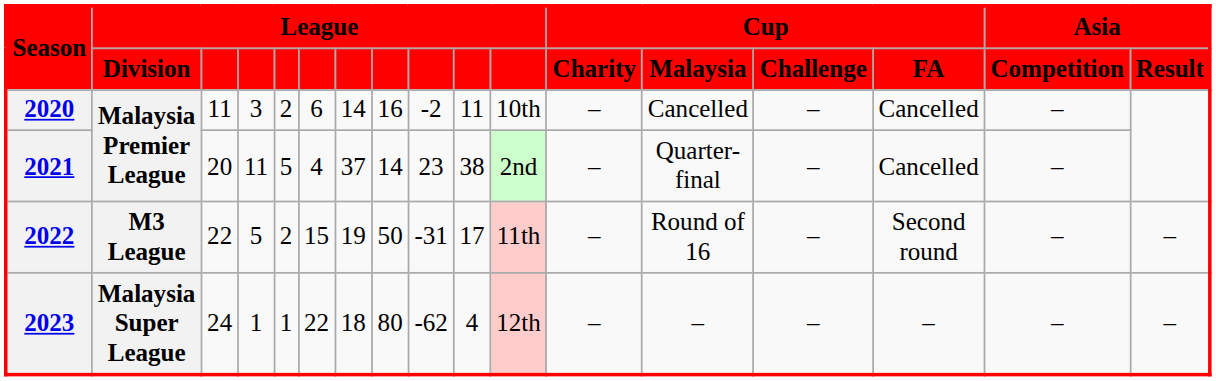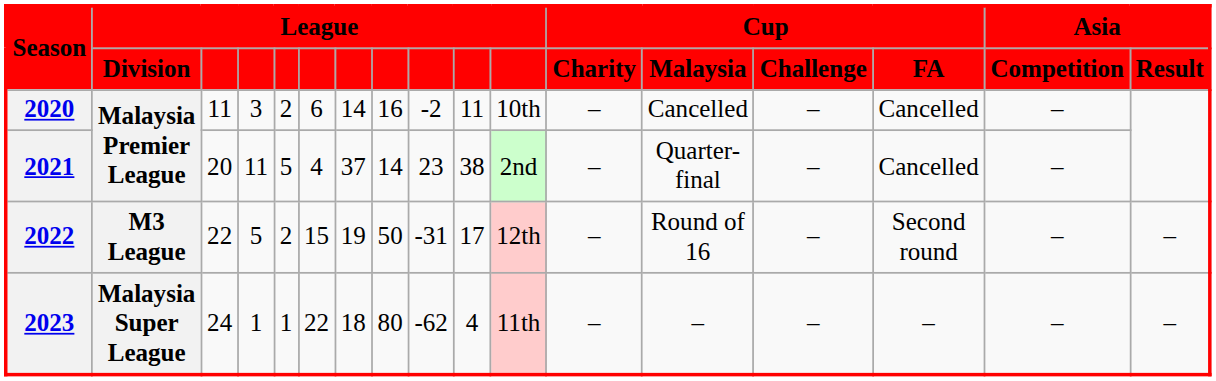(519, 236) 11th -> (519, 236) 12th
(519, 322) 12th -> (519, 322) 11th
